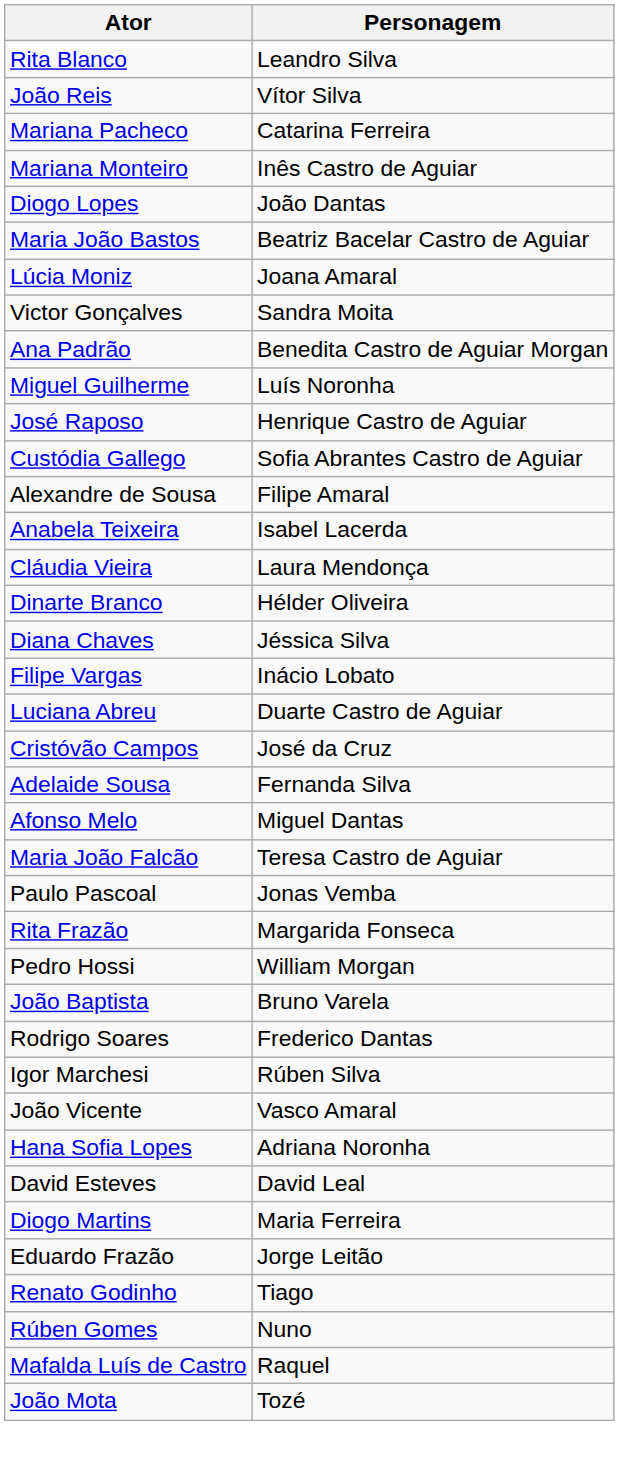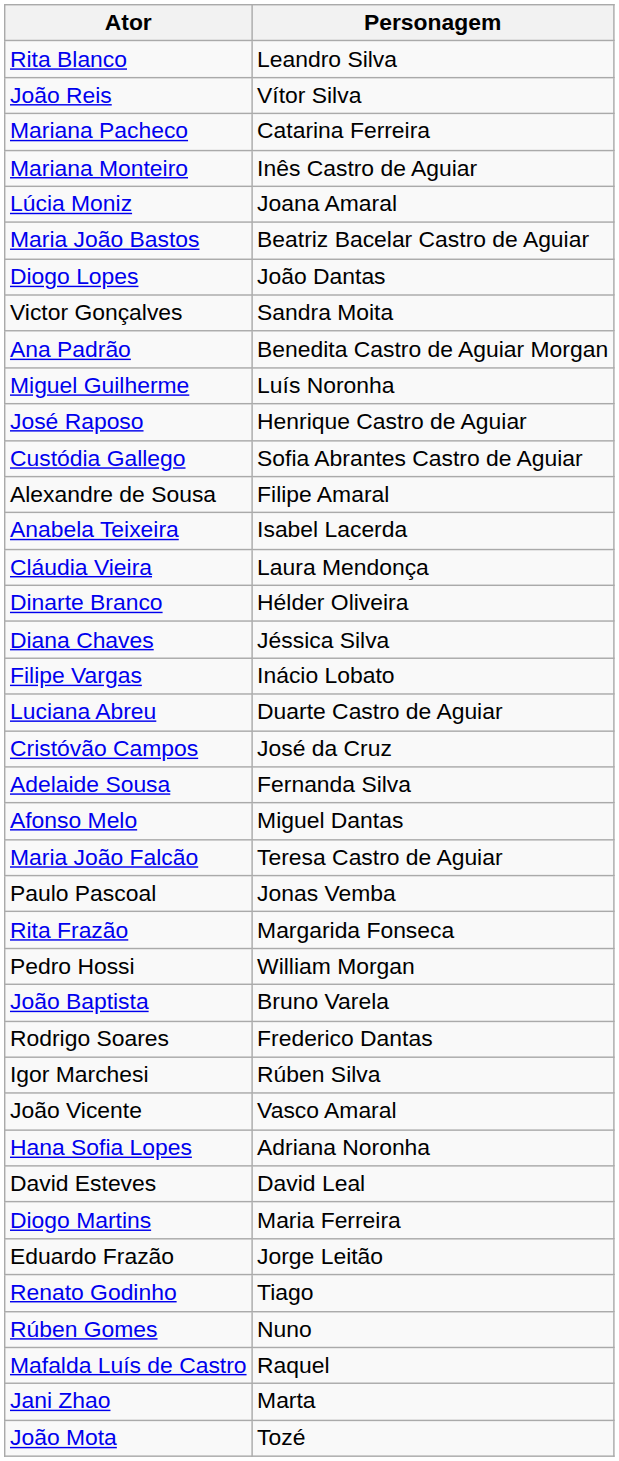rows swapped: (74, 204) <-> (71, 276)
+ row: (60, 1401)
